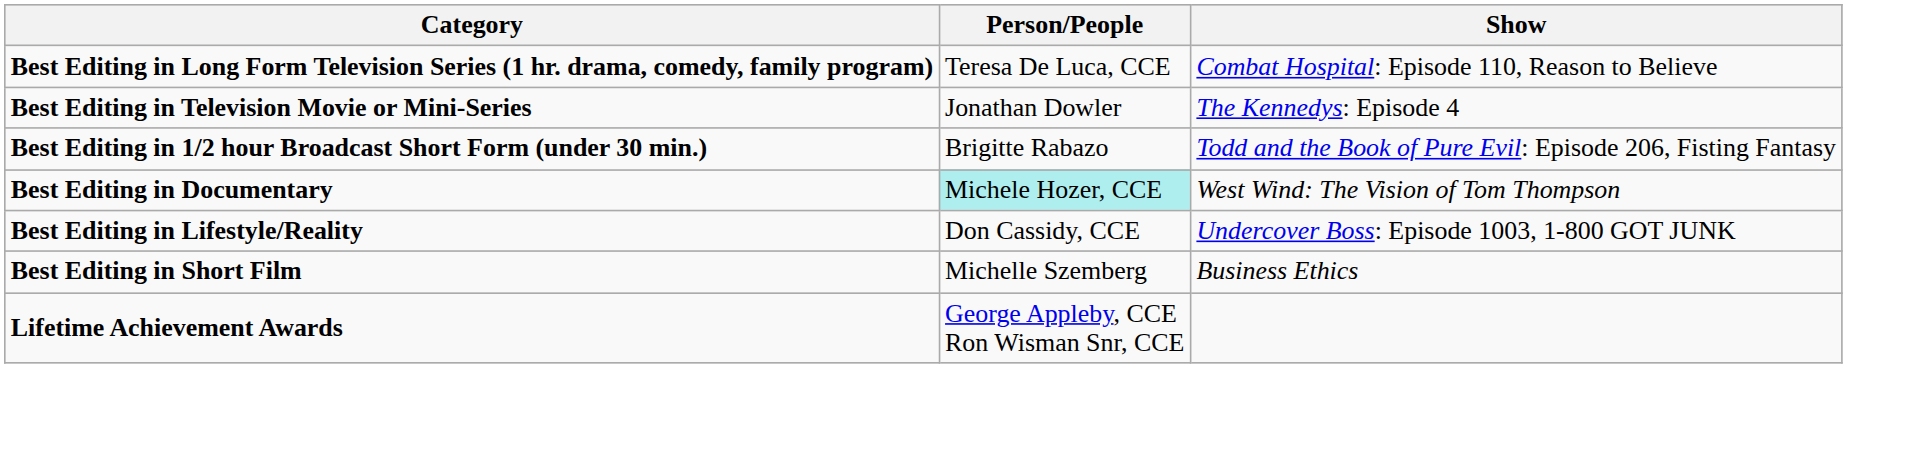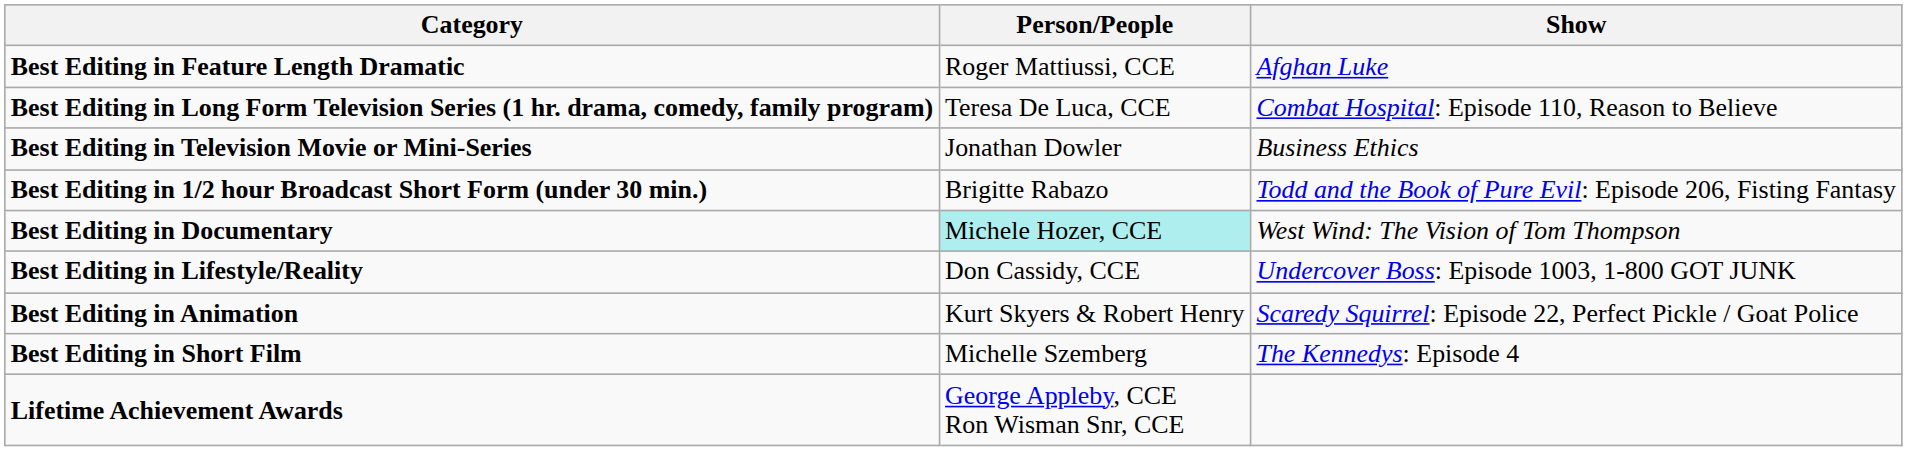+ row: (238, 66)
(1328, 107) The Kennedys: Episode 4 -> (1337, 148) Business Ethics
+ row: (154, 312)
(1277, 271) Business Ethics -> (1388, 353) The Kennedys: Episode 4
